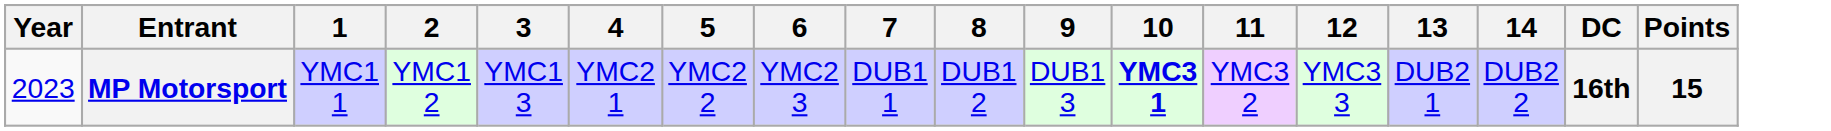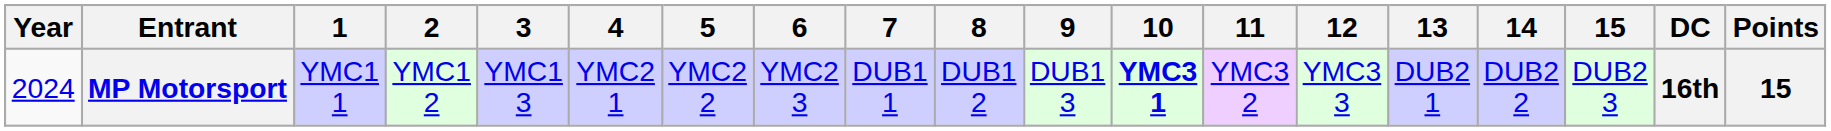+ column: (1610, 27)
(43, 87) 2023 -> (43, 87) 2024
